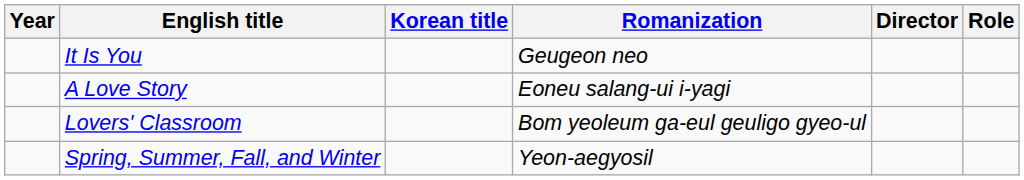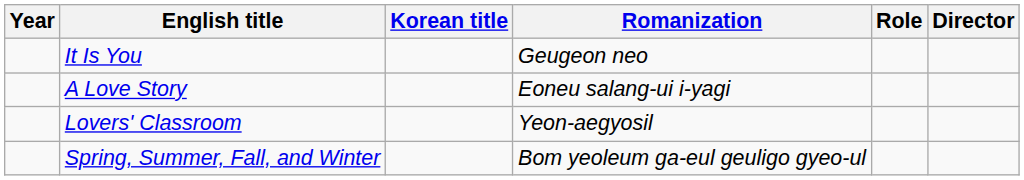columns swapped: (991, 21) <-> (917, 21)
(692, 123) Bom yeoleum ga-eul geuligo gyeo-ul -> (585, 123) Yeon-aegyosil
(585, 157) Yeon-aegyosil -> (692, 157) Bom yeoleum ga-eul geuligo gyeo-ul
